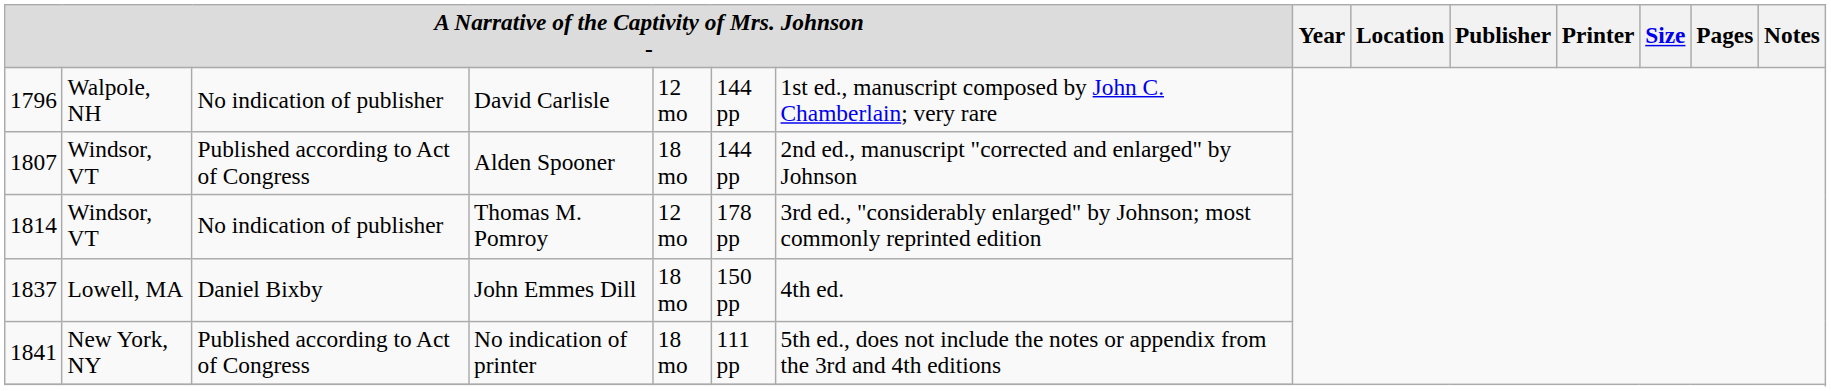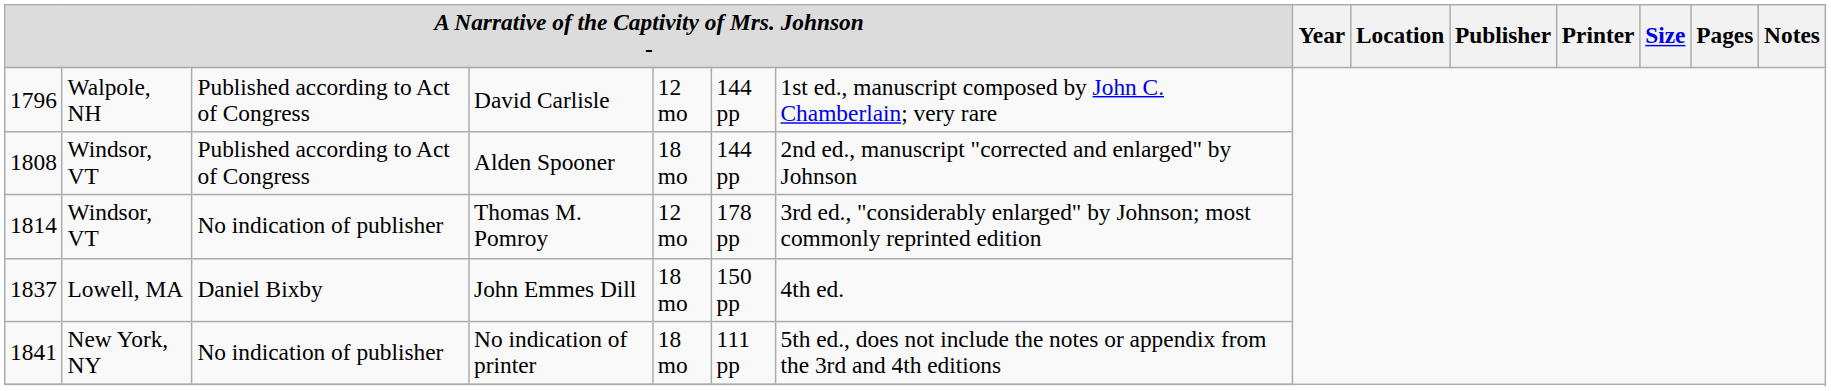(320, 99) No indication of publisher -> (324, 99) Published according to Act of Congress
(33, 162) 1807 -> (33, 162) 1808
(324, 352) Published according to Act of Congress -> (320, 352) No indication of publisher
